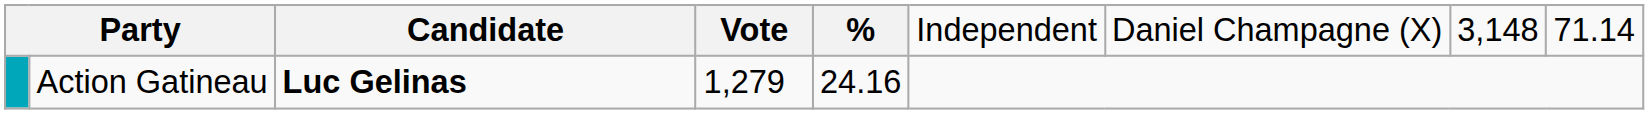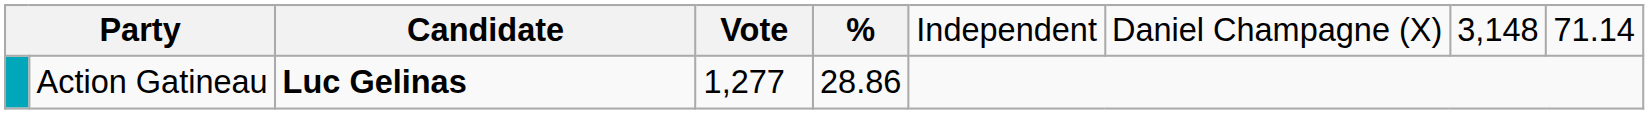(744, 81) 1,279 -> (744, 81) 1,277
(861, 81) 24.16 -> (861, 81) 28.86
